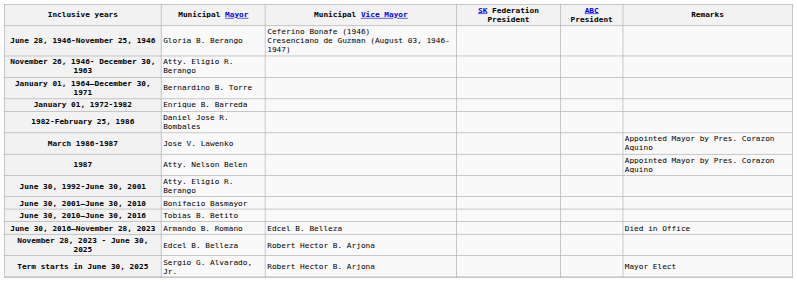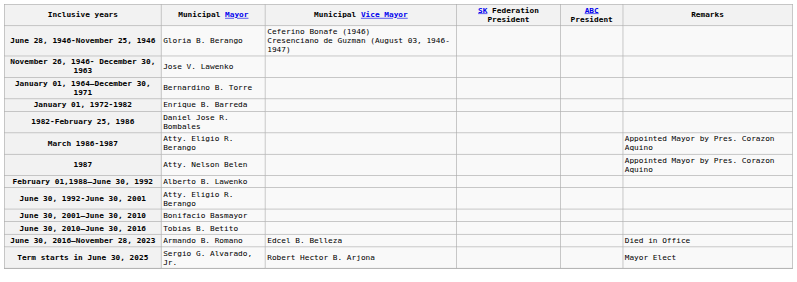(198, 67) Atty. Eligio R. Berango -> (198, 67) Jose V. Lawenko
(198, 144) Jose V. Lawenko -> (198, 144) Atty. Eligio R. Berango
+ row: (83, 182)
- row: (83, 245)
